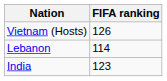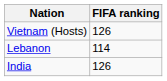(102, 66) 123 -> (102, 66) 126
